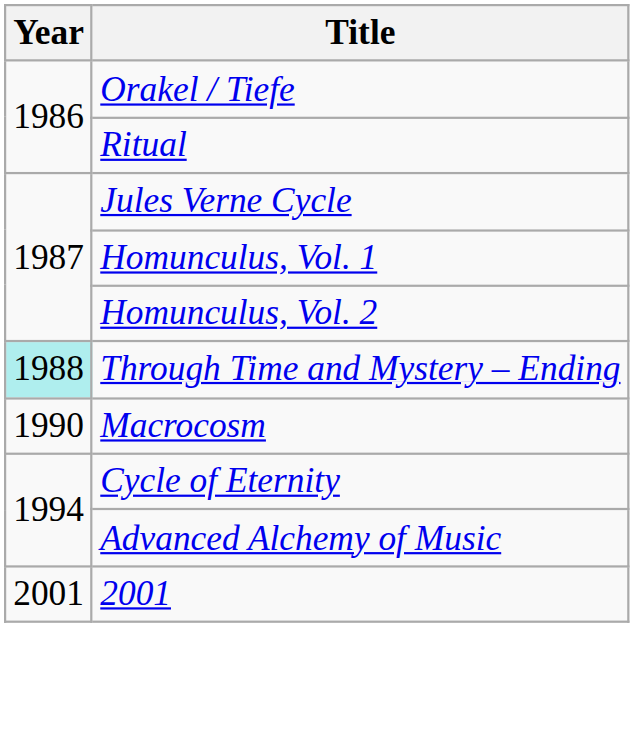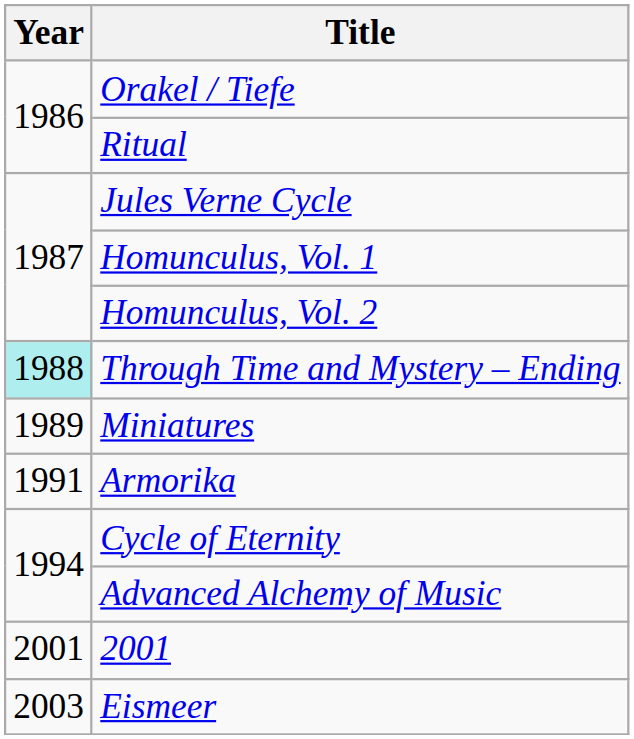+ row: (177, 425)
- row: (183, 425)
+ row: (168, 481)
+ row: (158, 705)
